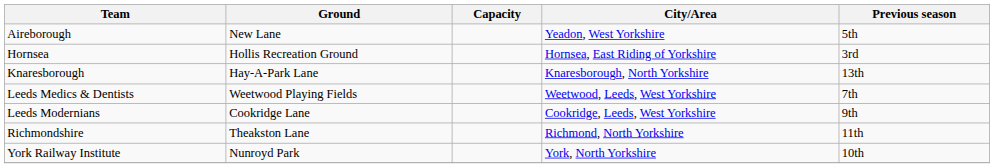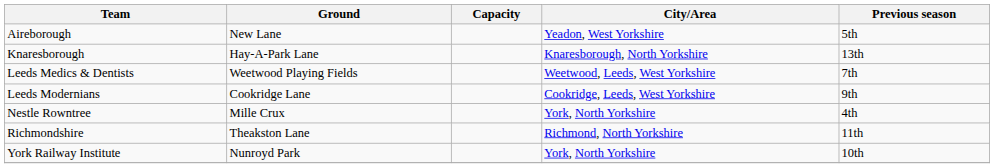- row: (28, 53)
+ row: (49, 113)
